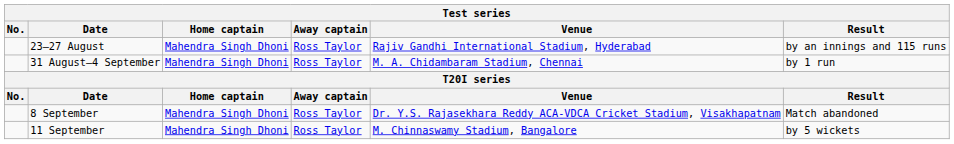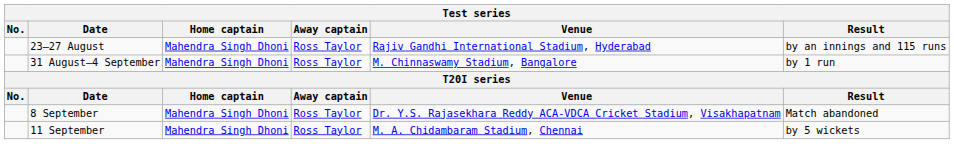(478, 63) M. A. Chidambaram Stadium, Chennai -> (475, 63) M. Chinnaswamy Stadium, Bangalore
(475, 130) M. Chinnaswamy Stadium, Bangalore -> (478, 130) M. A. Chidambaram Stadium, Chennai
